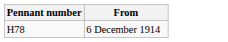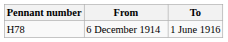+ column: (195, 12)
